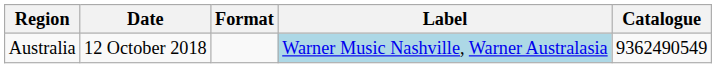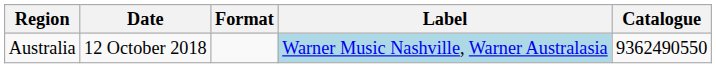(662, 47) 9362490549 -> (662, 47) 9362490550
